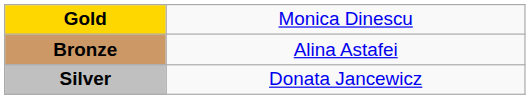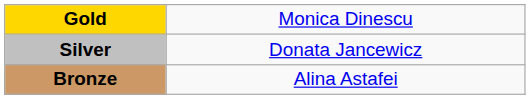rows swapped: (85, 79) <-> (85, 49)
